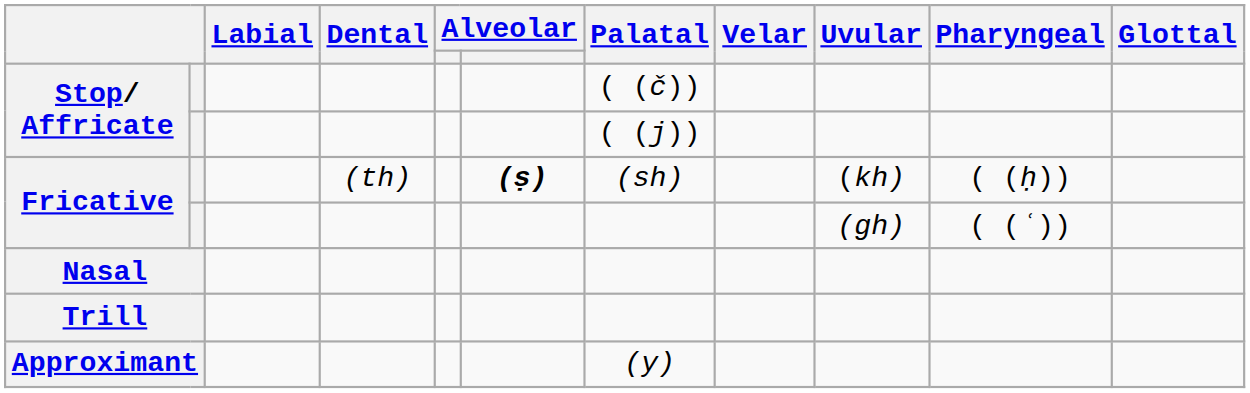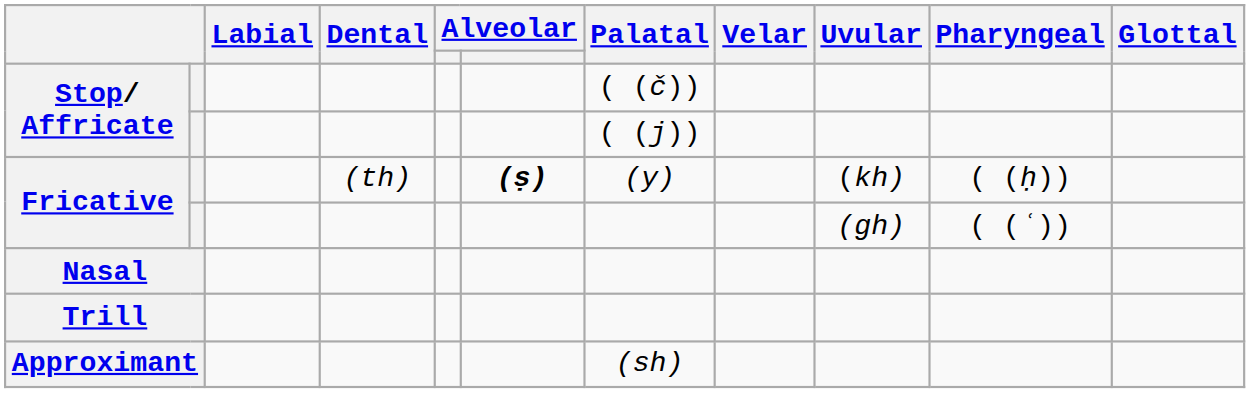(650, 179) (sh) -> (650, 179) (y)
(650, 363) (y) -> (650, 363) (sh)
